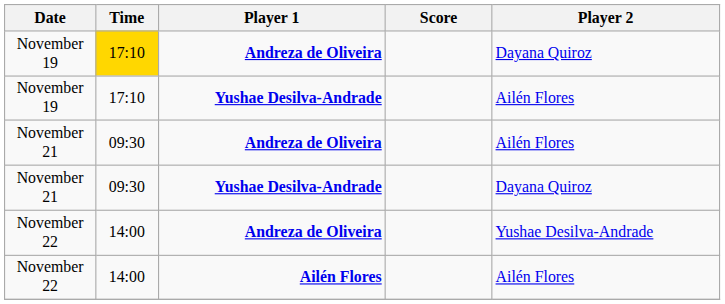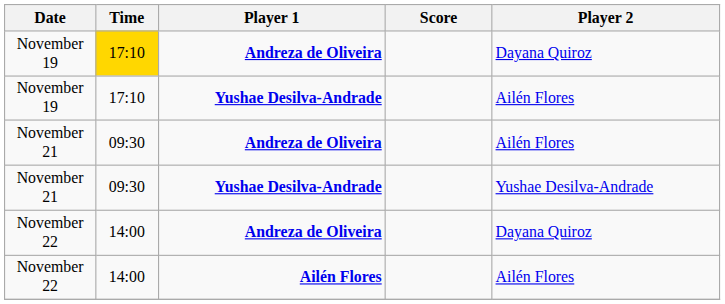(544, 187) Dayana Quiroz -> (574, 187) Yushae Desilva-Andrade
(574, 232) Yushae Desilva-Andrade -> (544, 232) Dayana Quiroz
